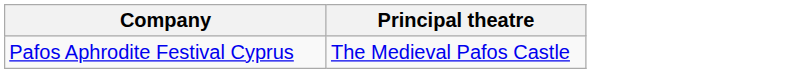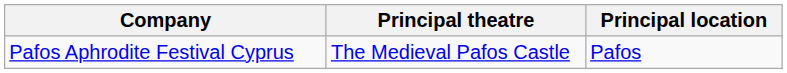+ column: (684, 20)
